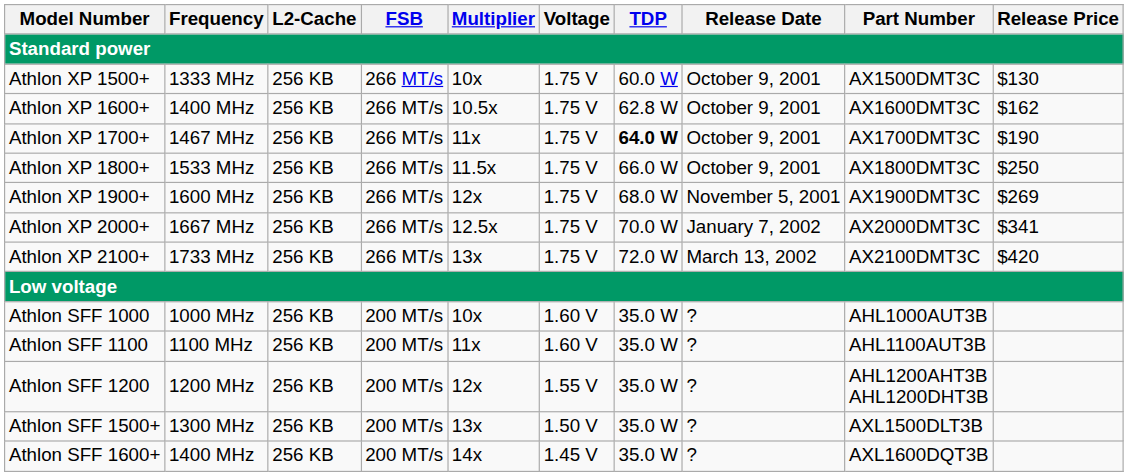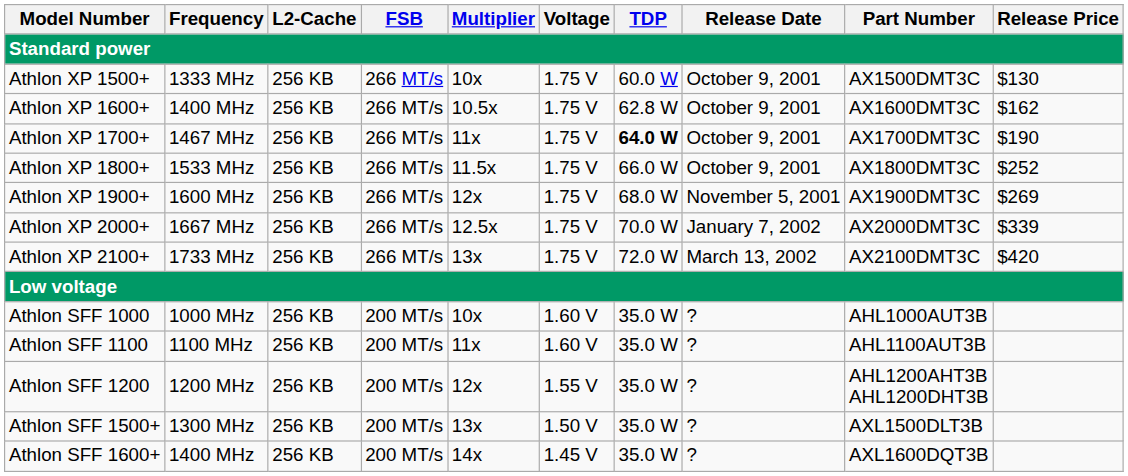(1018, 167) $250 -> (1018, 167) $252
(1018, 227) $341 -> (1018, 227) $339
